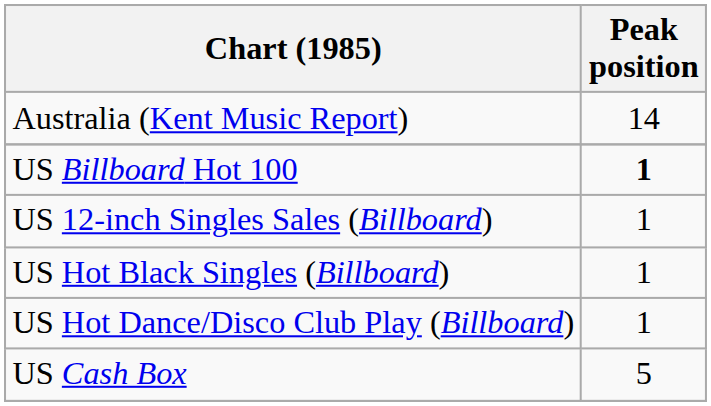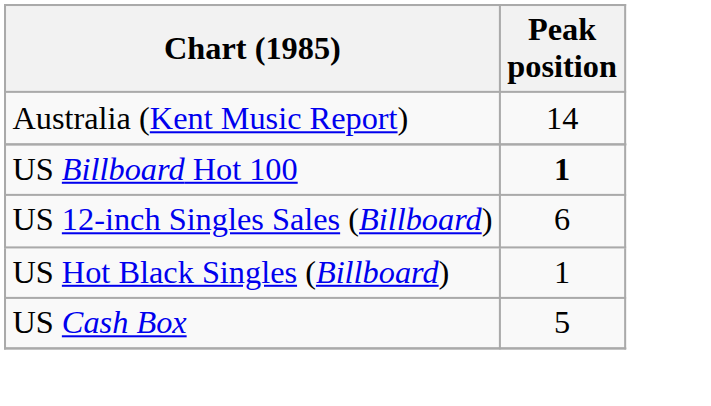(644, 220) 1 -> (562, 220) 6
- row: (293, 322)
